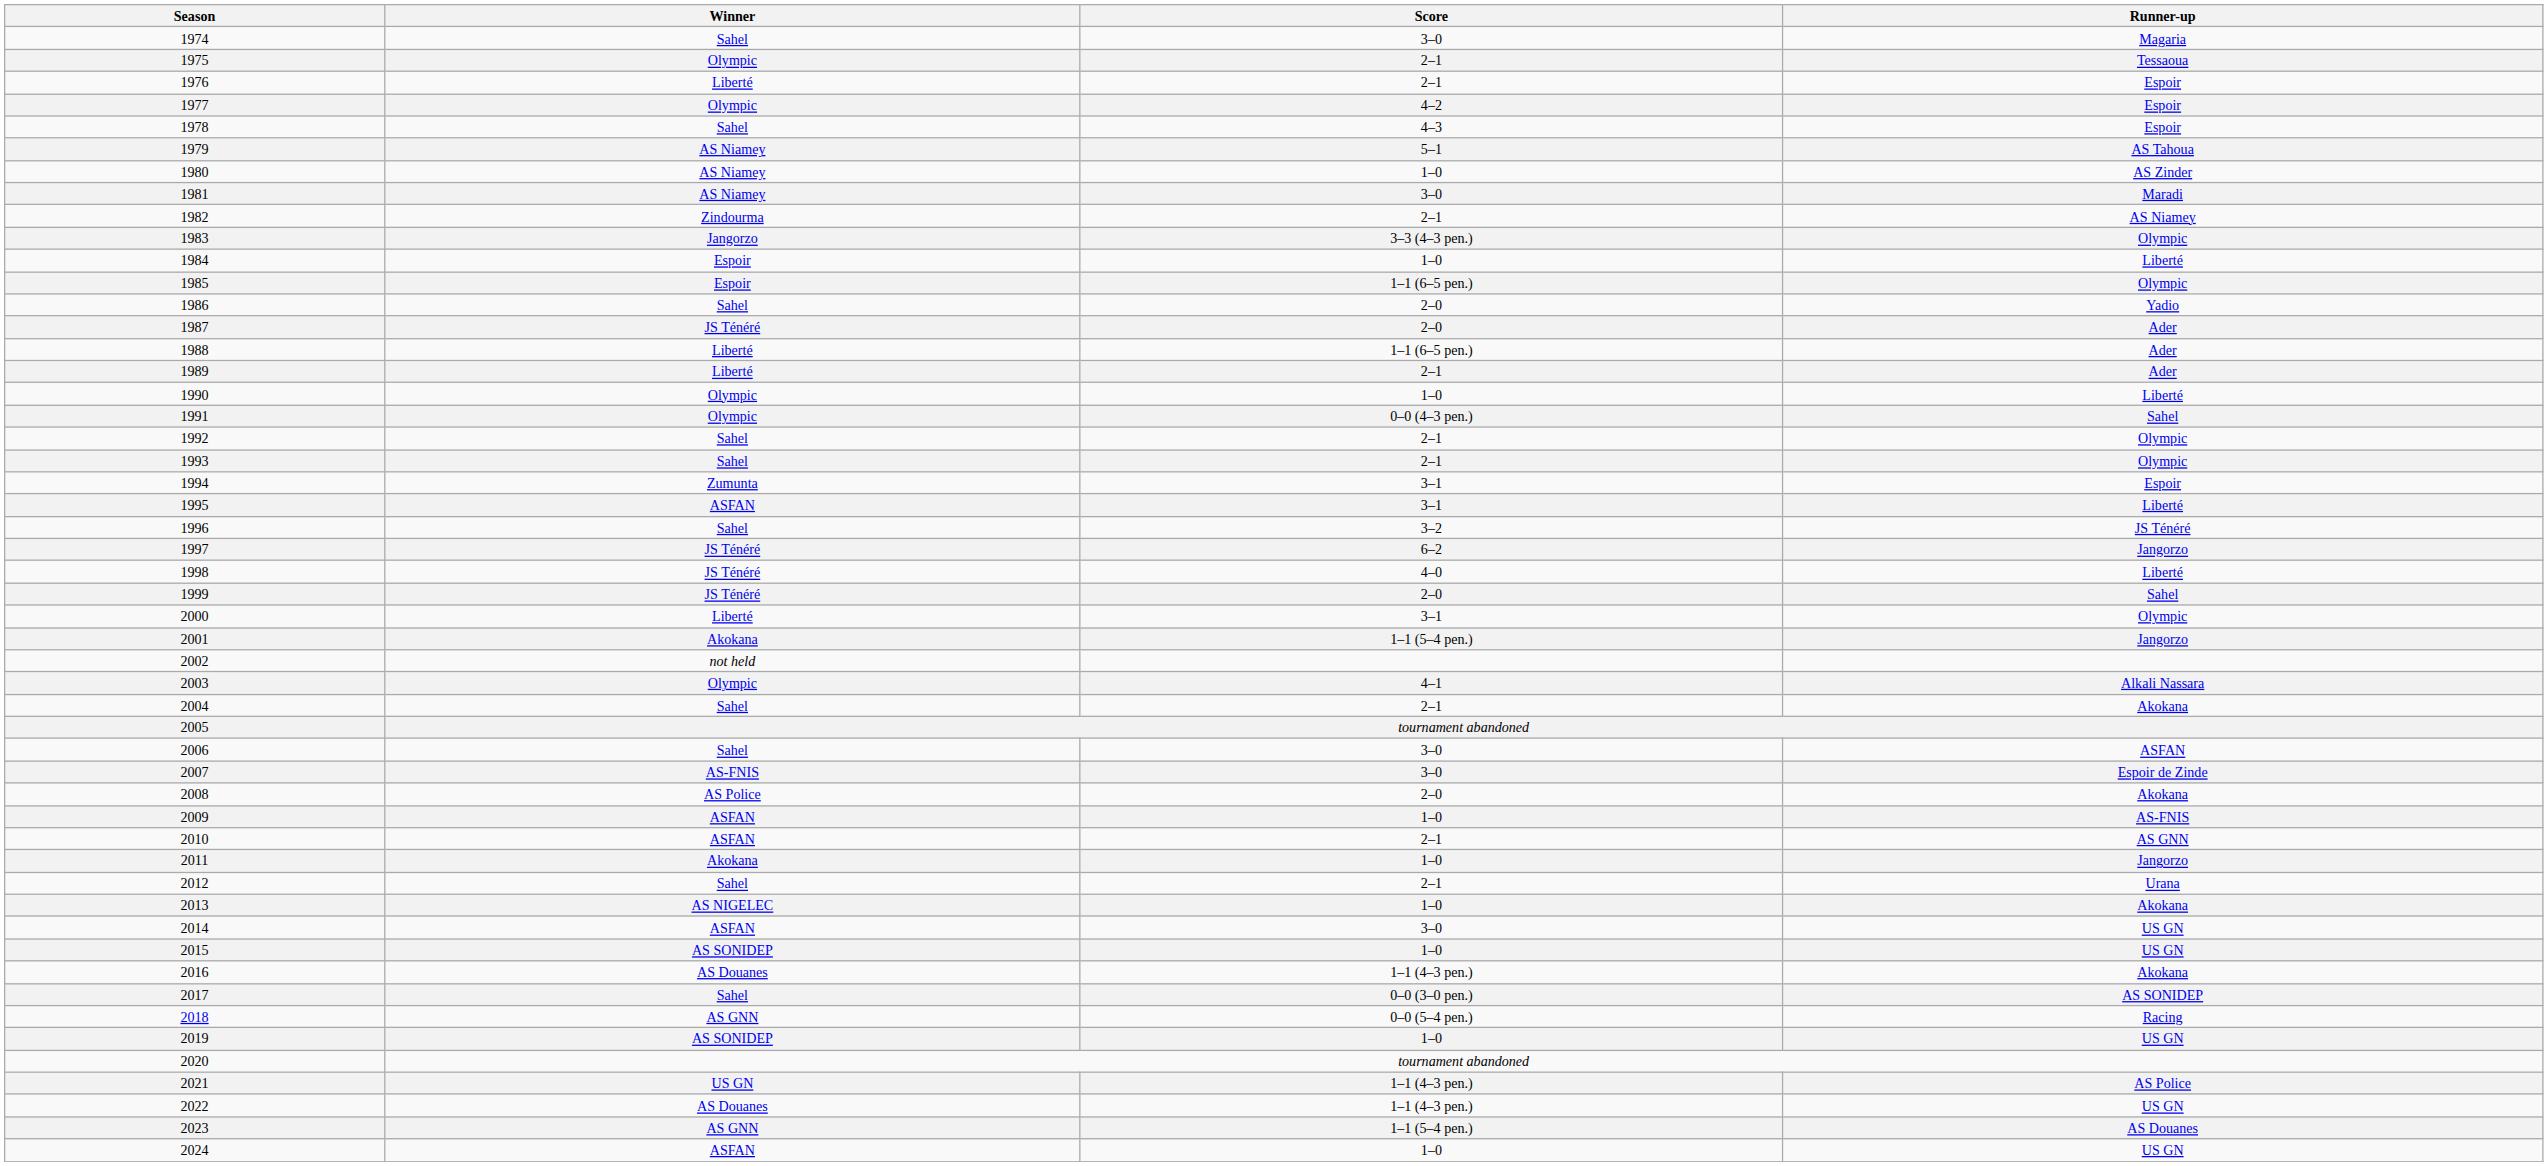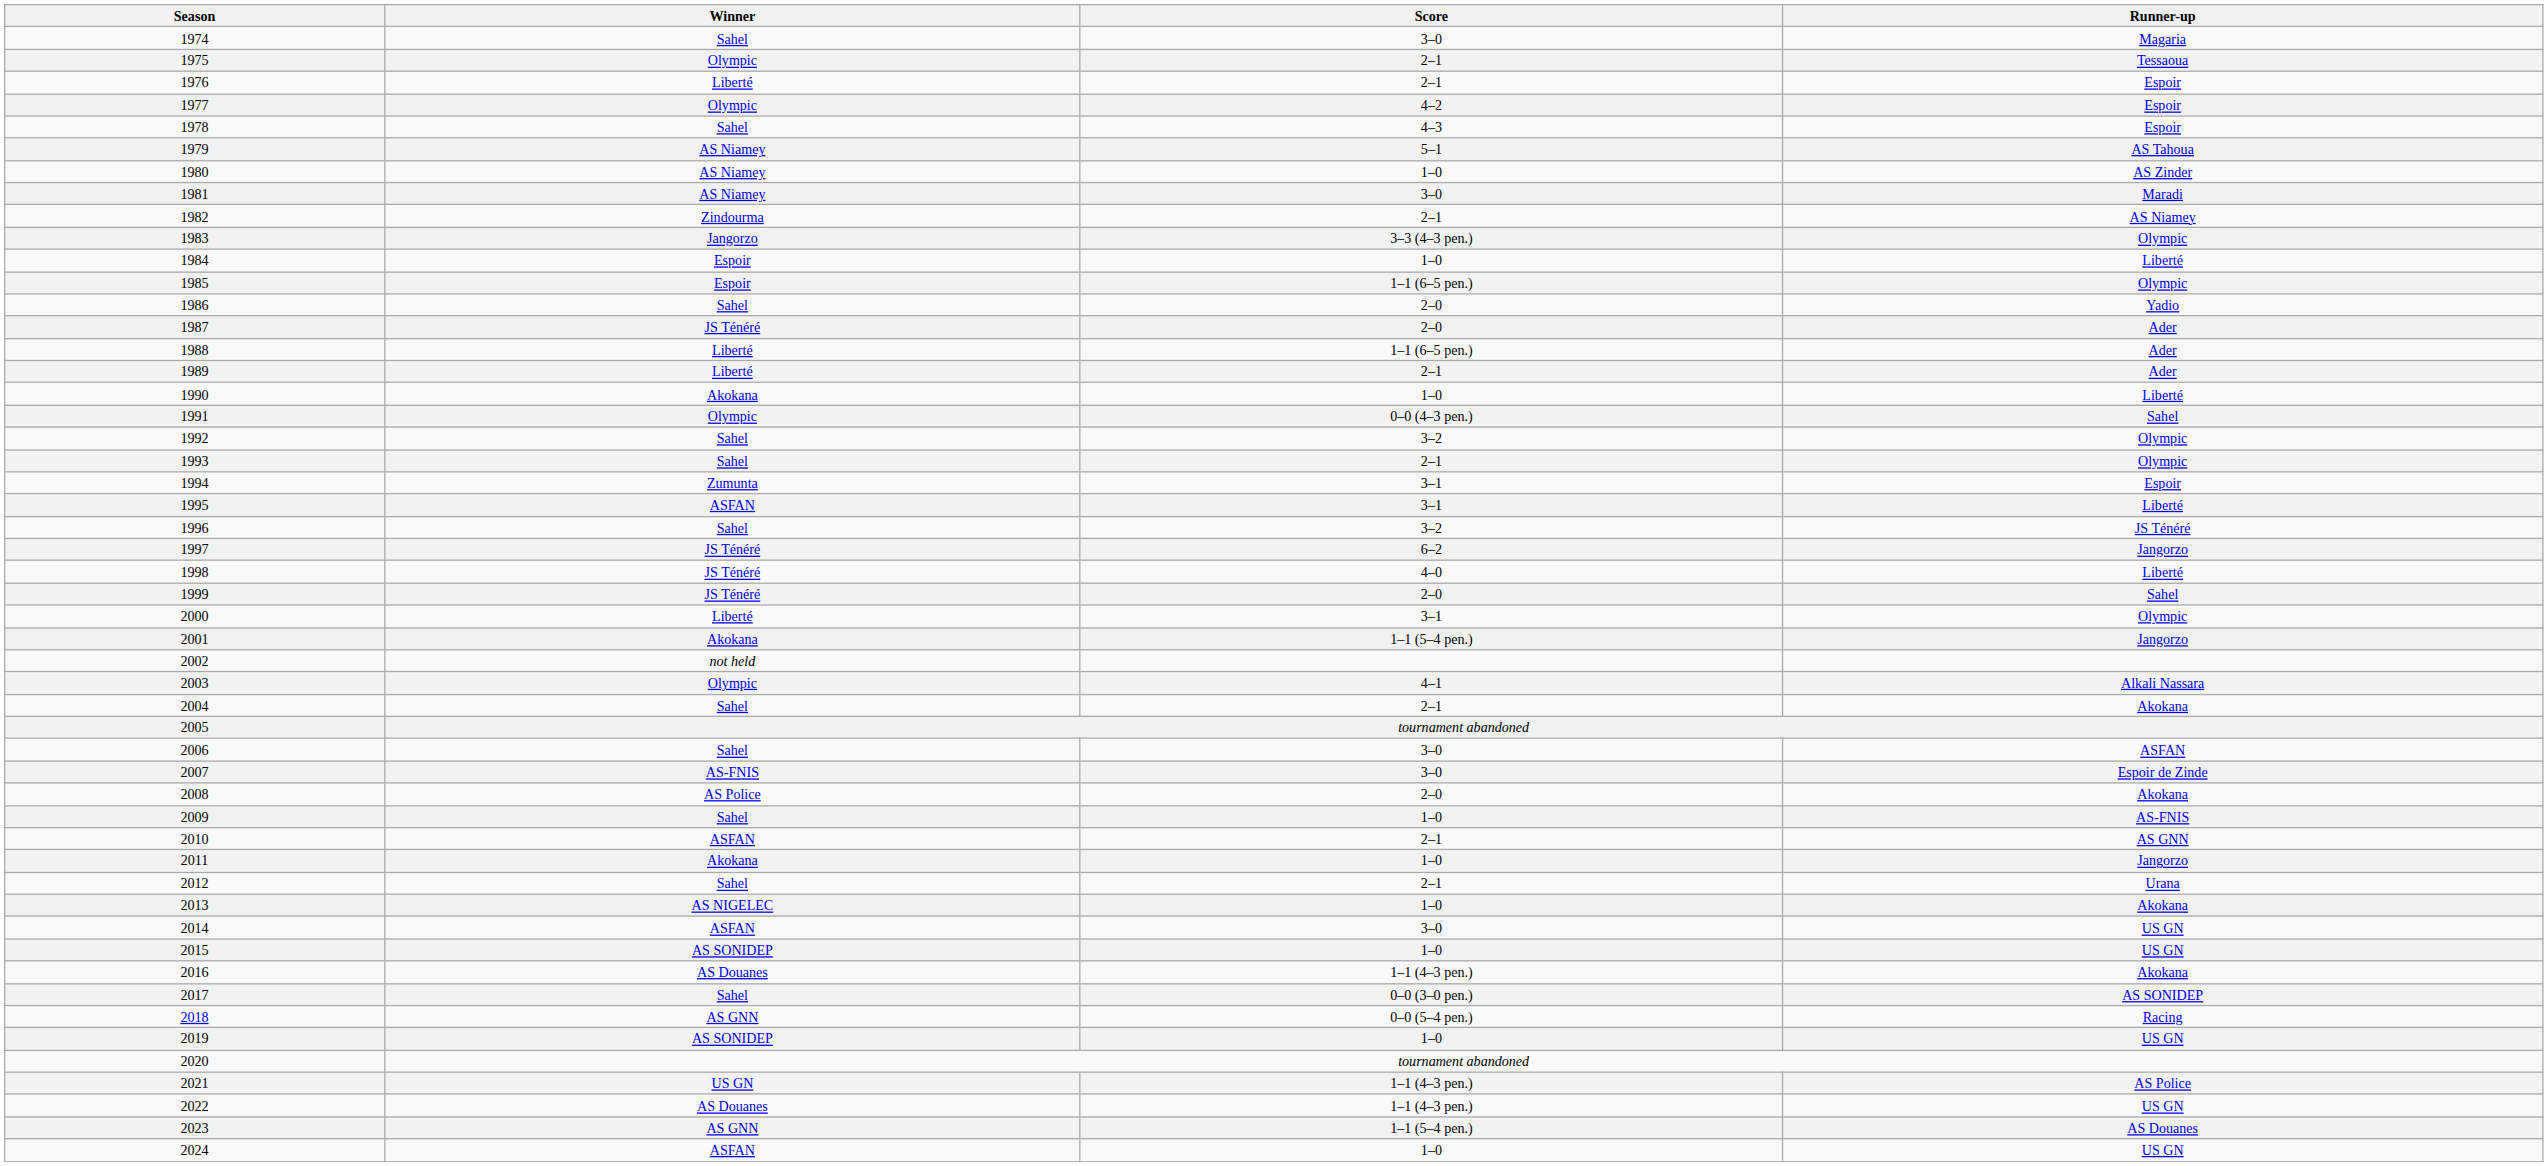(732, 394) Olympic -> (732, 394) Akokana
(1431, 438) 2–1 -> (1431, 438) 3–2
(732, 816) ASFAN -> (732, 816) Sahel
